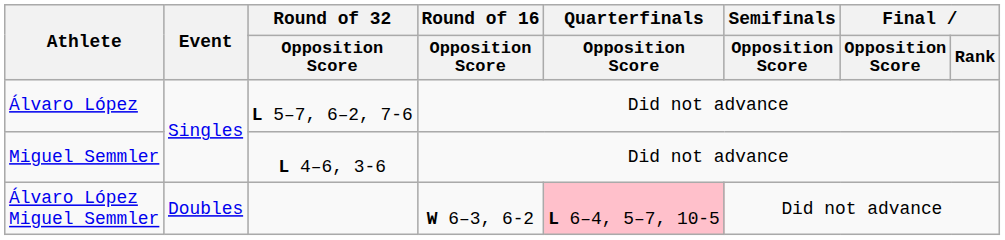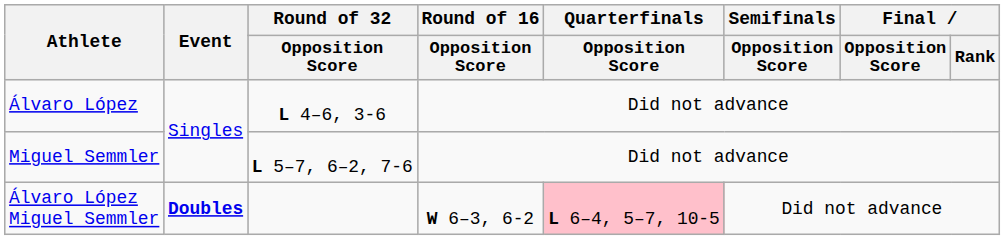(332, 116) L 5–7, 6–2, 7-6 -> (332, 116) L 4–6, 3-6
(332, 168) L 4–6, 3-6 -> (332, 168) L 5–7, 6–2, 7-6
(206, 208) normal -> (206, 208) bold
